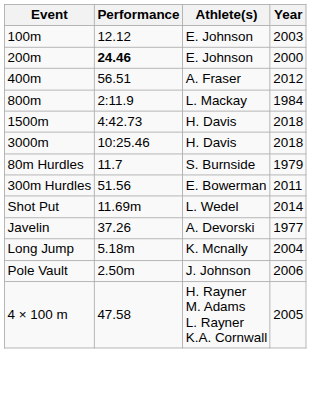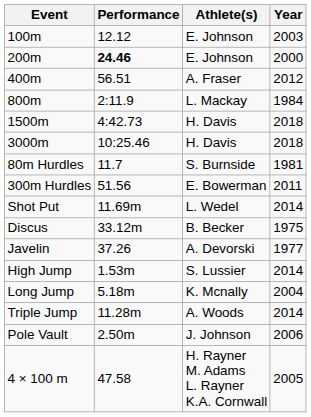(288, 164) 1979 -> (288, 164) 1981
+ row: (28, 228)
+ row: (40, 270)
+ row: (42, 313)
